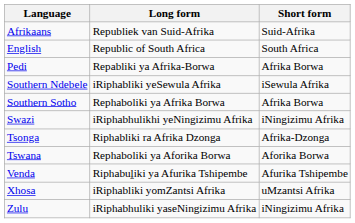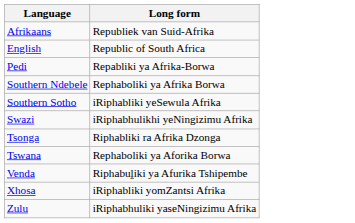- column: (305, 13)
(157, 84) iRiphabliki yeSewula Afrika -> (159, 84) Rephaboliki ya Afrika Borwa
(159, 102) Rephaboliki ya Afrika Borwa -> (157, 102) iRiphabliki yeSewula Afrika
